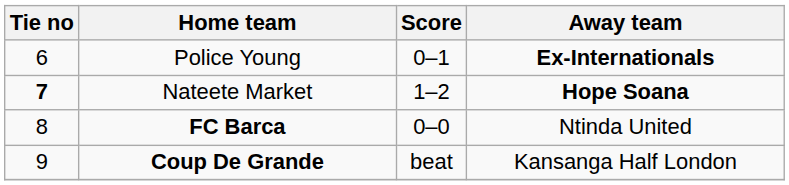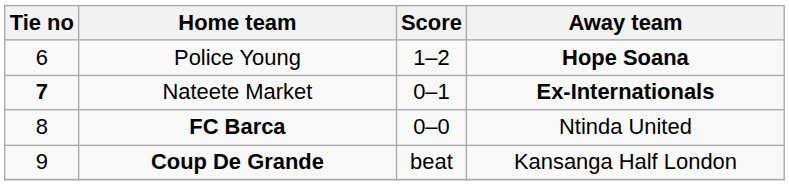(431, 57) 0–1 -> (431, 57) 1–2
(625, 57) Ex-Internationals -> (625, 57) Hope Soana
(431, 92) 1–2 -> (431, 92) 0–1
(625, 92) Hope Soana -> (625, 92) Ex-Internationals
